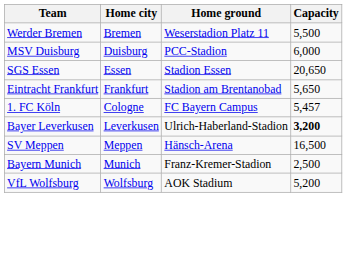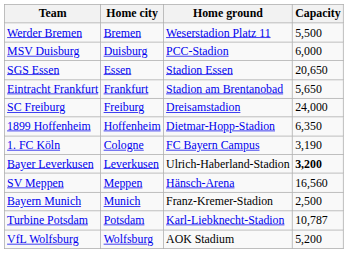+ row: (36, 107)
+ row: (49, 126)
(307, 107) 5,457 -> (308, 145) 3,190
(310, 145) 16,500 -> (311, 182) 16,560
+ row: (48, 220)
